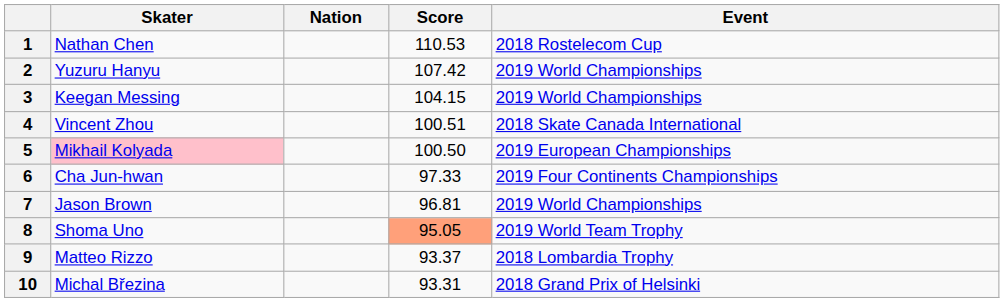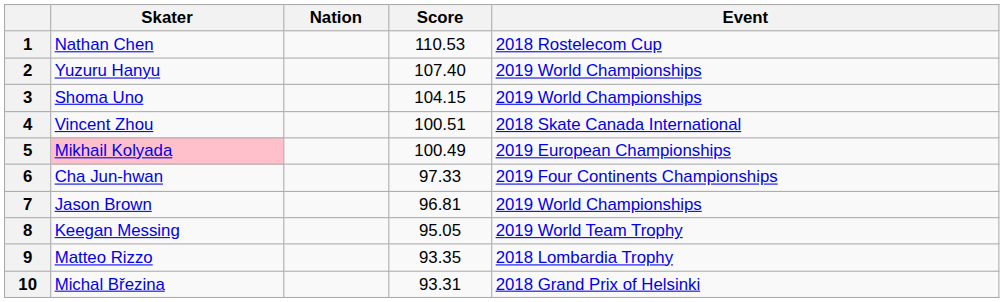(440, 71) 107.42 -> (440, 71) 107.40
(117, 97) Keegan Messing -> (99, 97) Shoma Uno
(440, 151) 100.50 -> (440, 151) 100.49
(99, 230) Shoma Uno -> (117, 230) Keegan Messing
(440, 230) lightsalmon background -> (440, 230) no background
(440, 257) 93.37 -> (440, 257) 93.35
